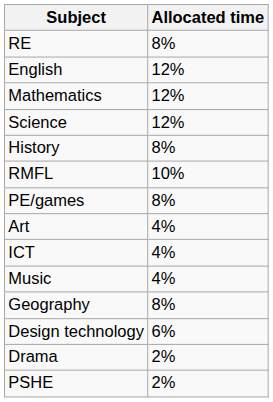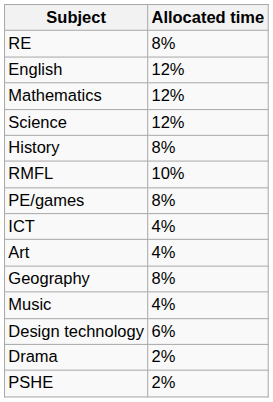rows swapped: (19, 226) <-> (22, 252)
rows swapped: (49, 305) <-> (30, 278)
